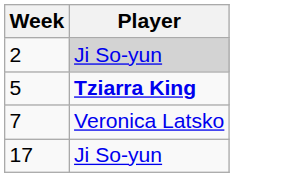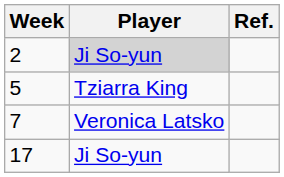+ column: (254, 21)
(135, 88) bold -> (131, 88) normal
